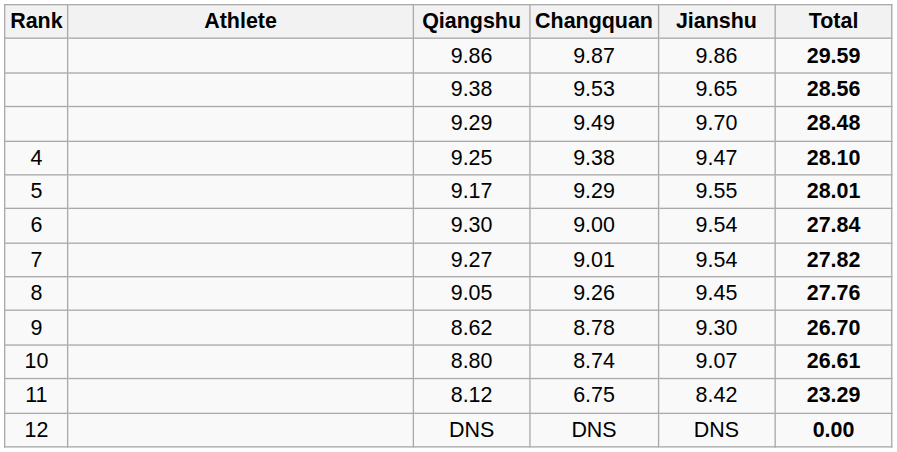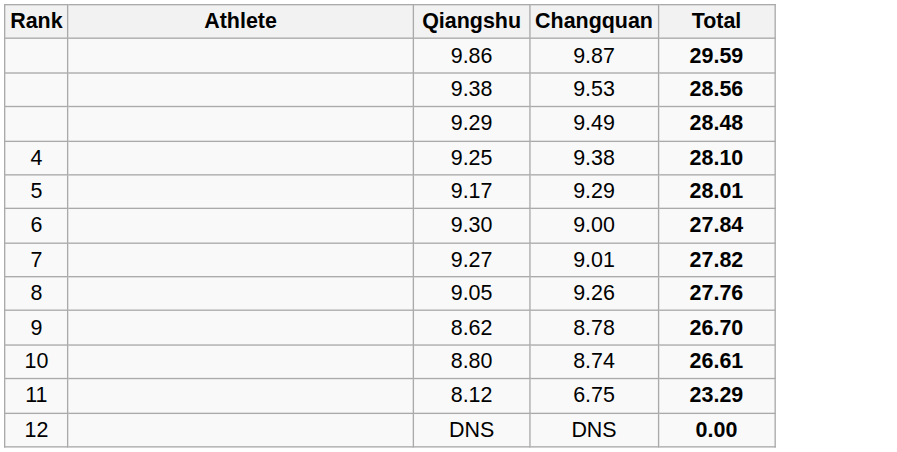- column: (716, 21)
